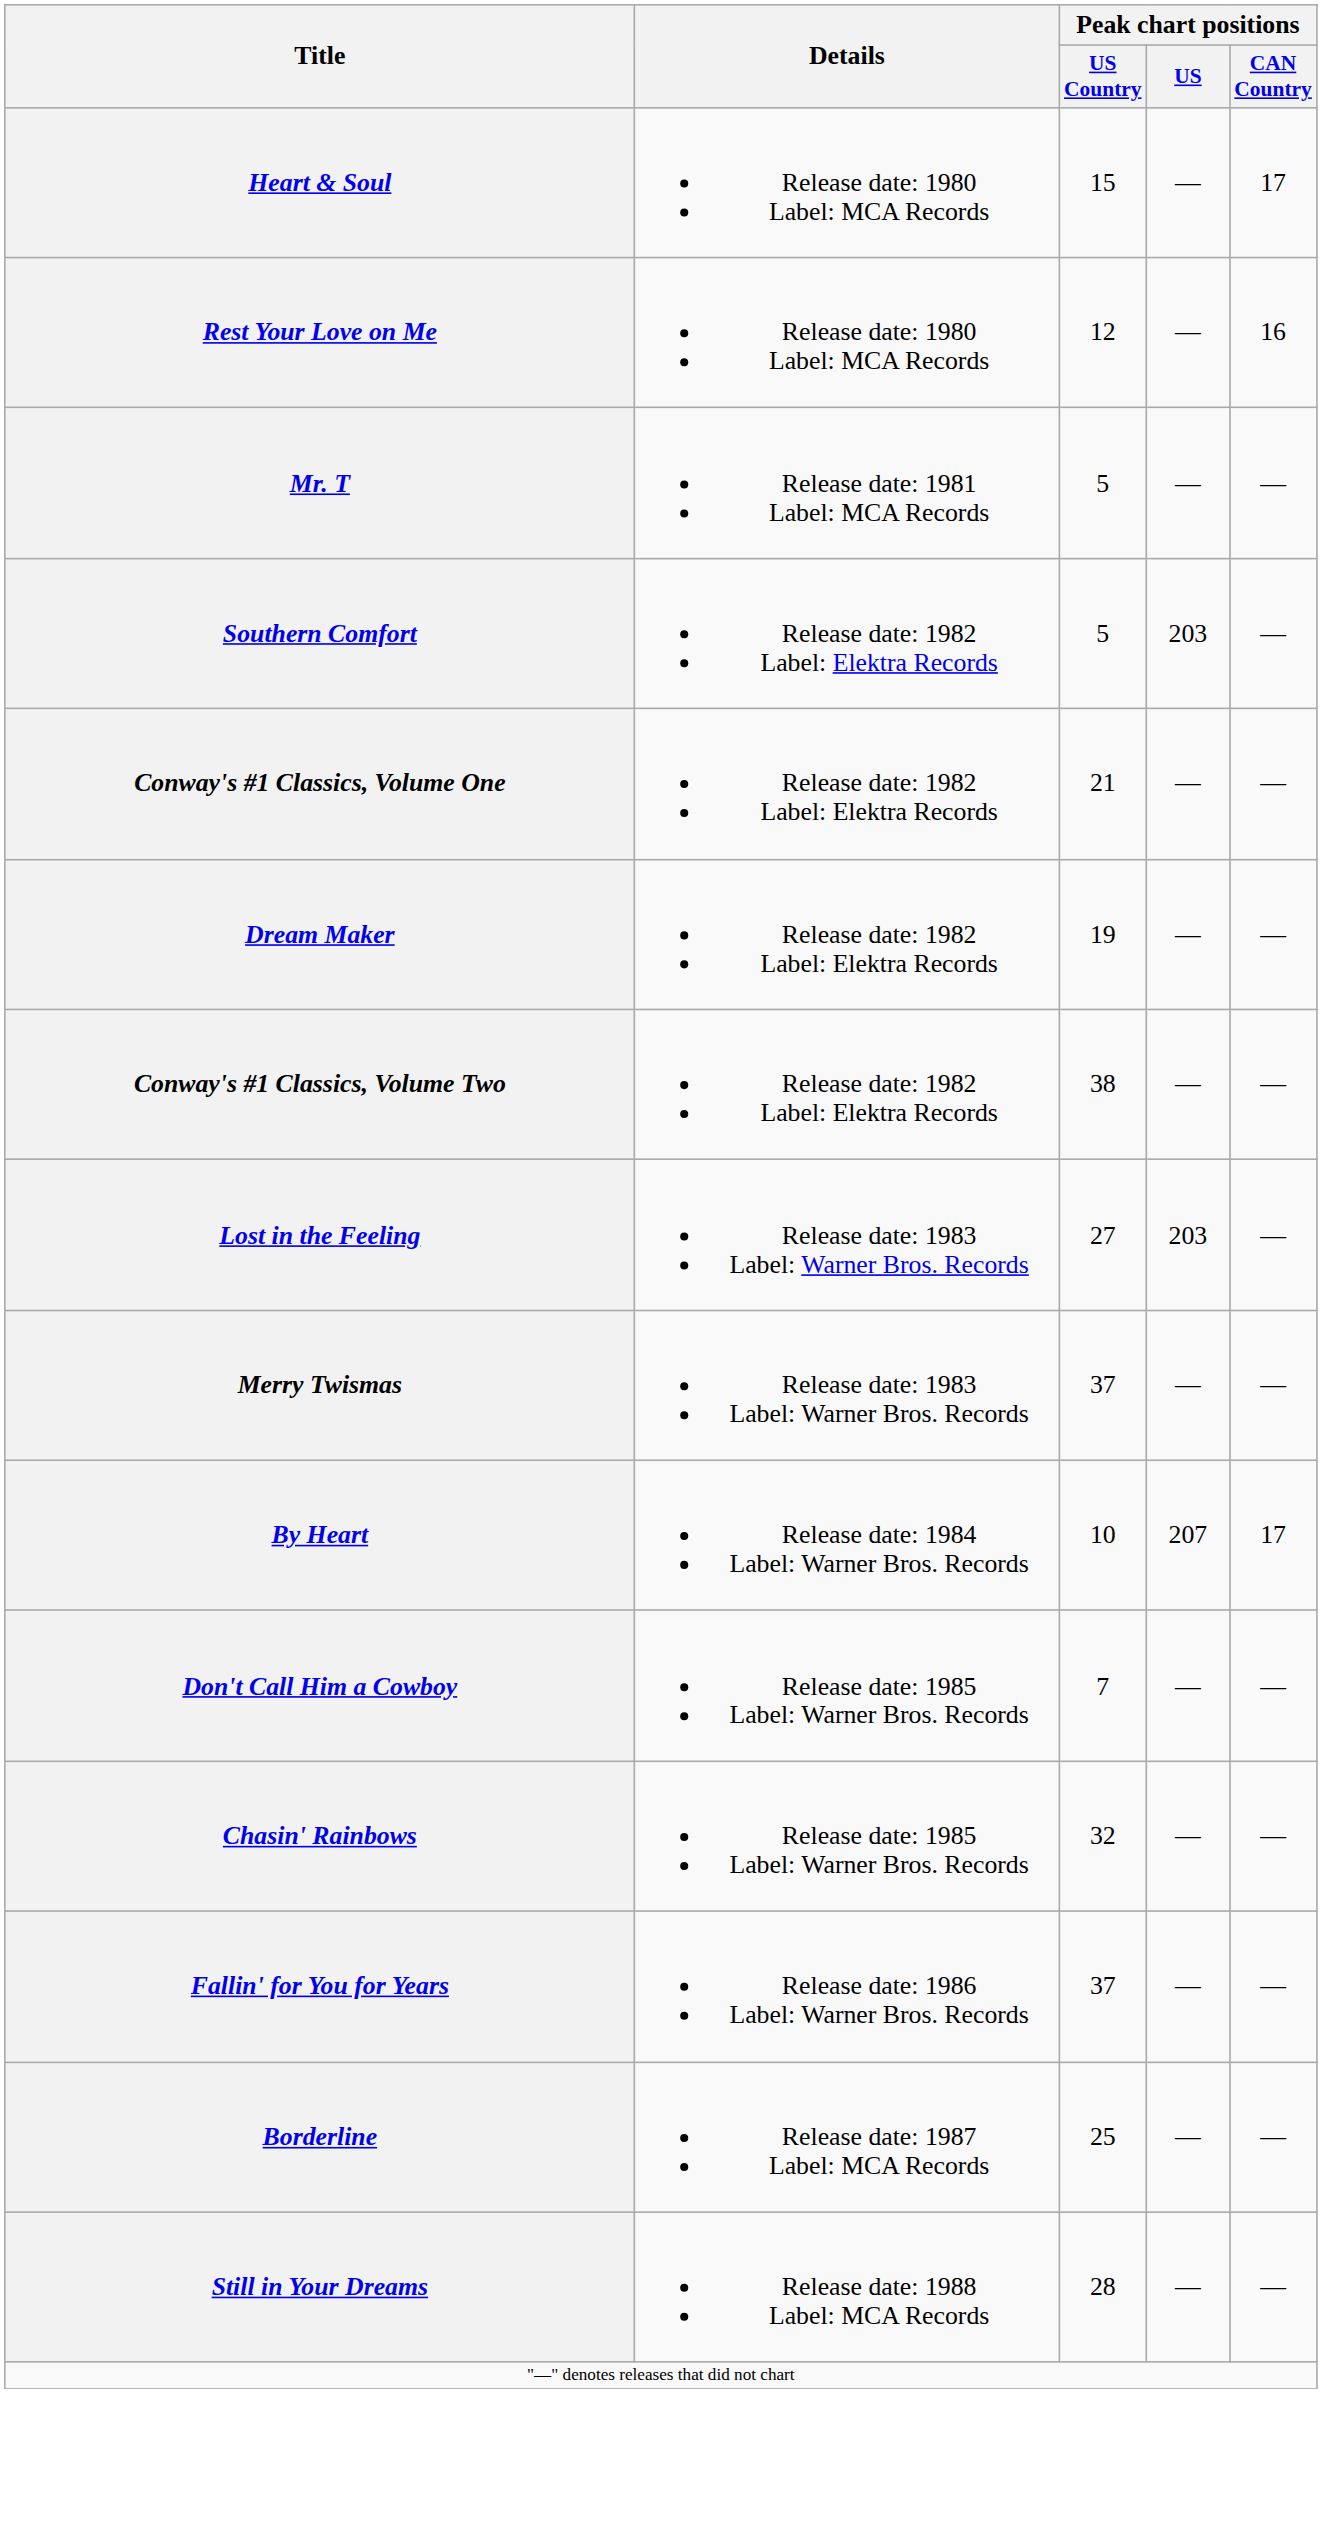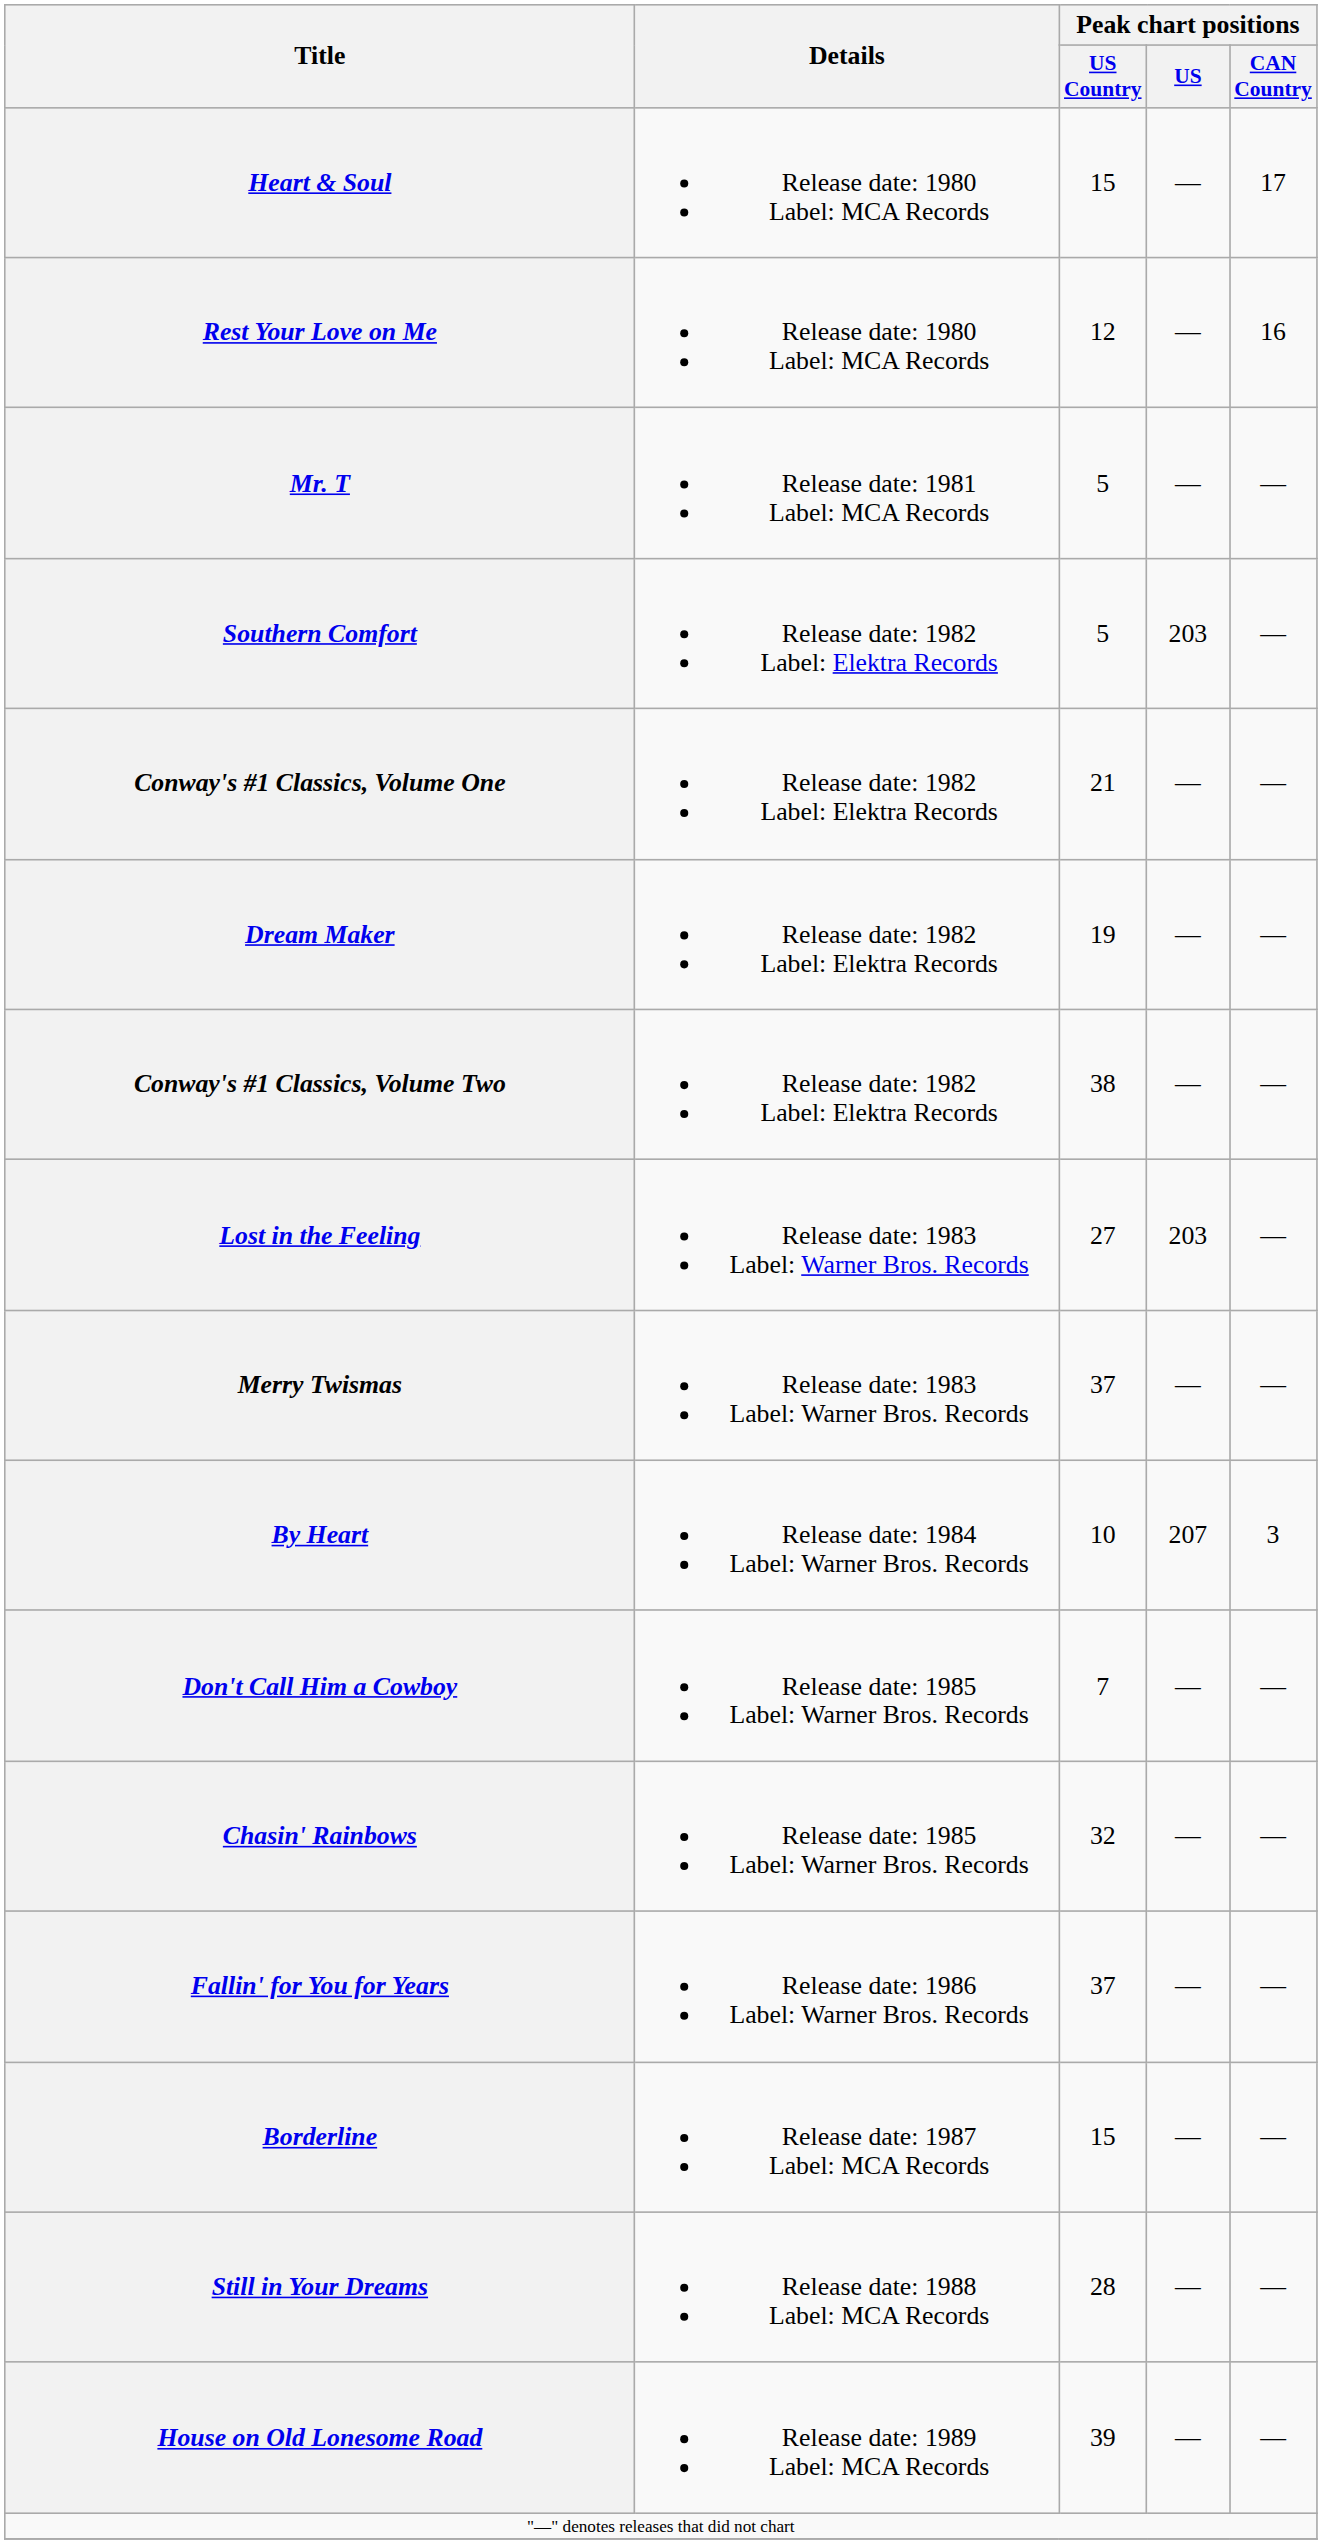(1273, 1535) 17 -> (1273, 1535) 3
(1103, 2136) 25 -> (1103, 2136) 15
+ row: (320, 2437)
